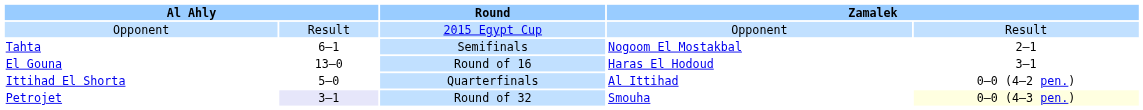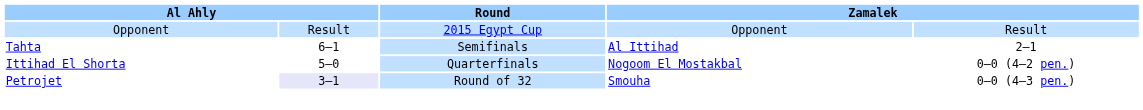(675, 47) Nogoom El Mostakbal -> (643, 47) Al Ittihad
- row: (34, 64)
(643, 81) Al Ittihad -> (675, 64) Nogoom El Mostakbal
(1026, 98) lightyellow background -> (1026, 81) no background
